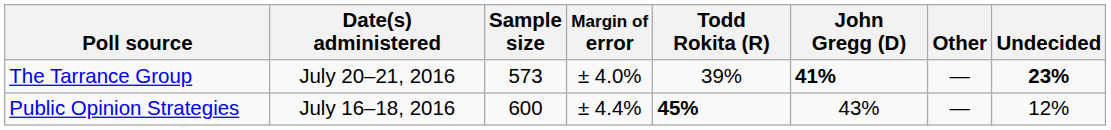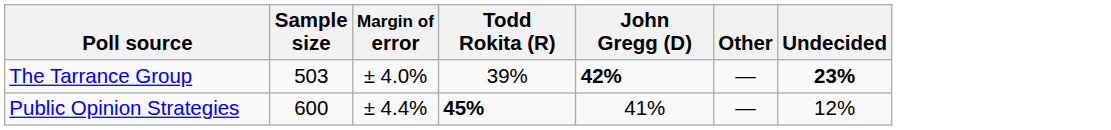- column: (377, 32)
(525, 76) 573 -> (311, 76) 503
(815, 76) 41% -> (601, 76) 42%
(859, 108) 43% -> (645, 108) 41%
